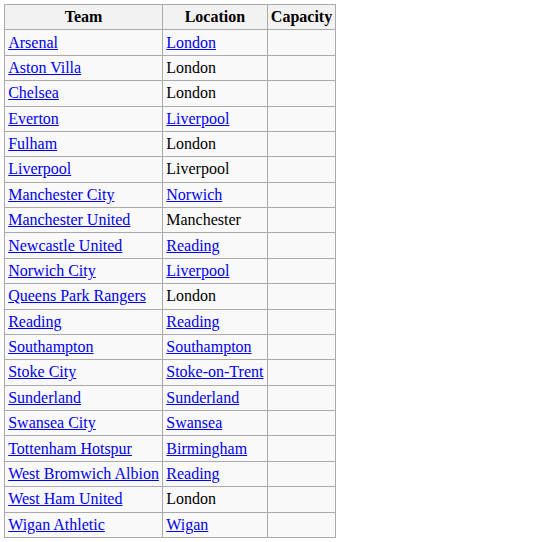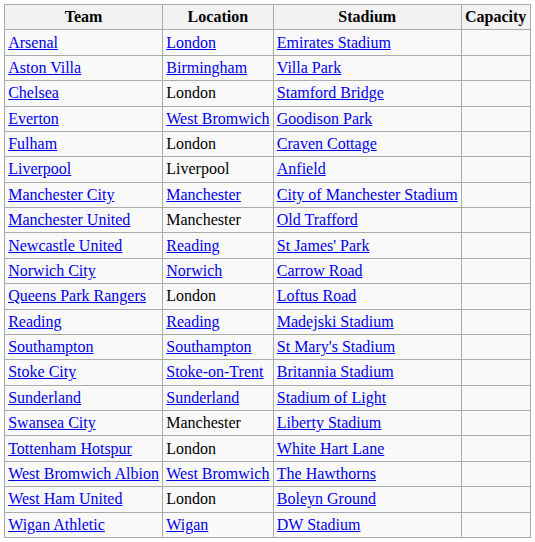+ column: (367, 17)
(191, 67) London -> (207, 67) Birmingham
(198, 118) Liverpool -> (218, 118) West Bromwich
(194, 194) Norwich -> (204, 194) Manchester
(198, 270) Liverpool -> (194, 270) Norwich
(194, 423) Swansea -> (204, 423) Manchester
(207, 448) Birmingham -> (191, 448) London
(193, 473) Reading -> (218, 473) West Bromwich
